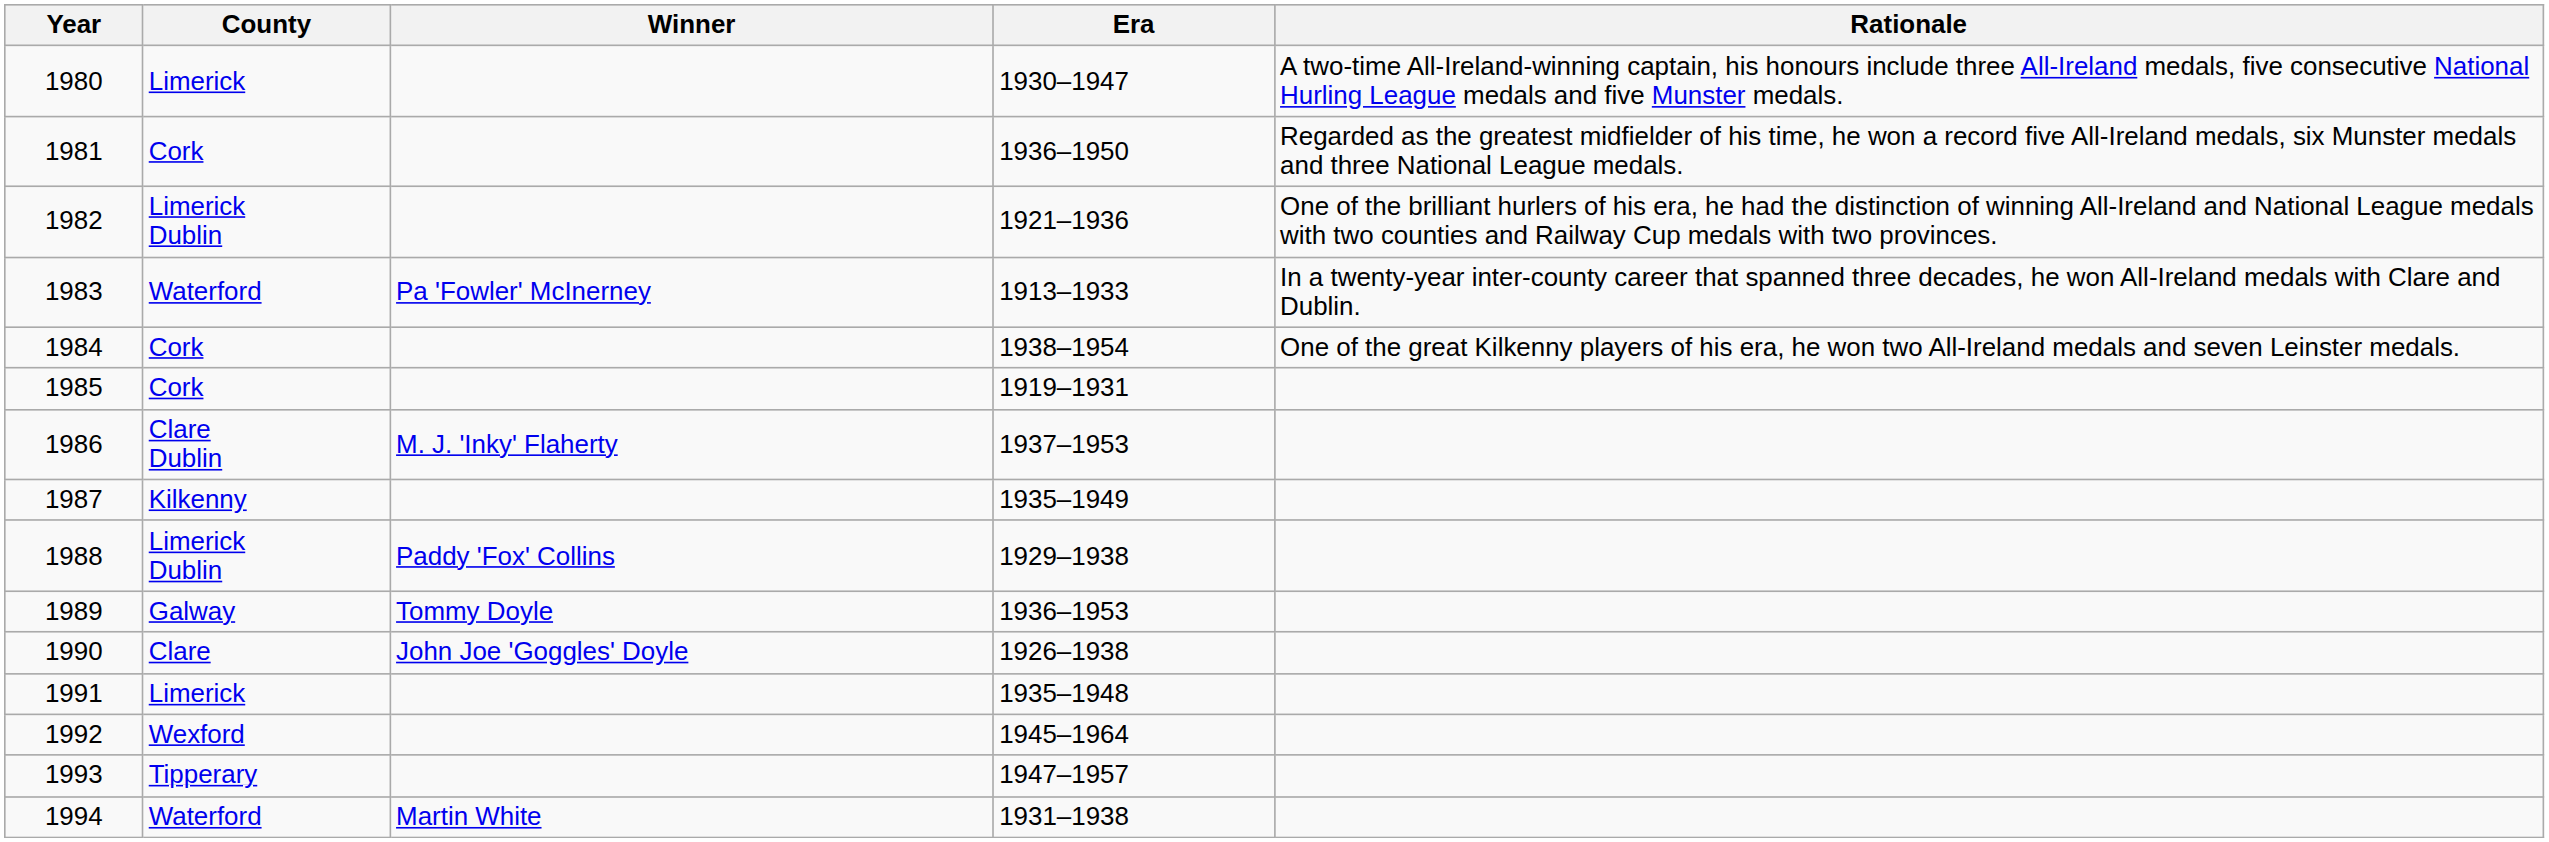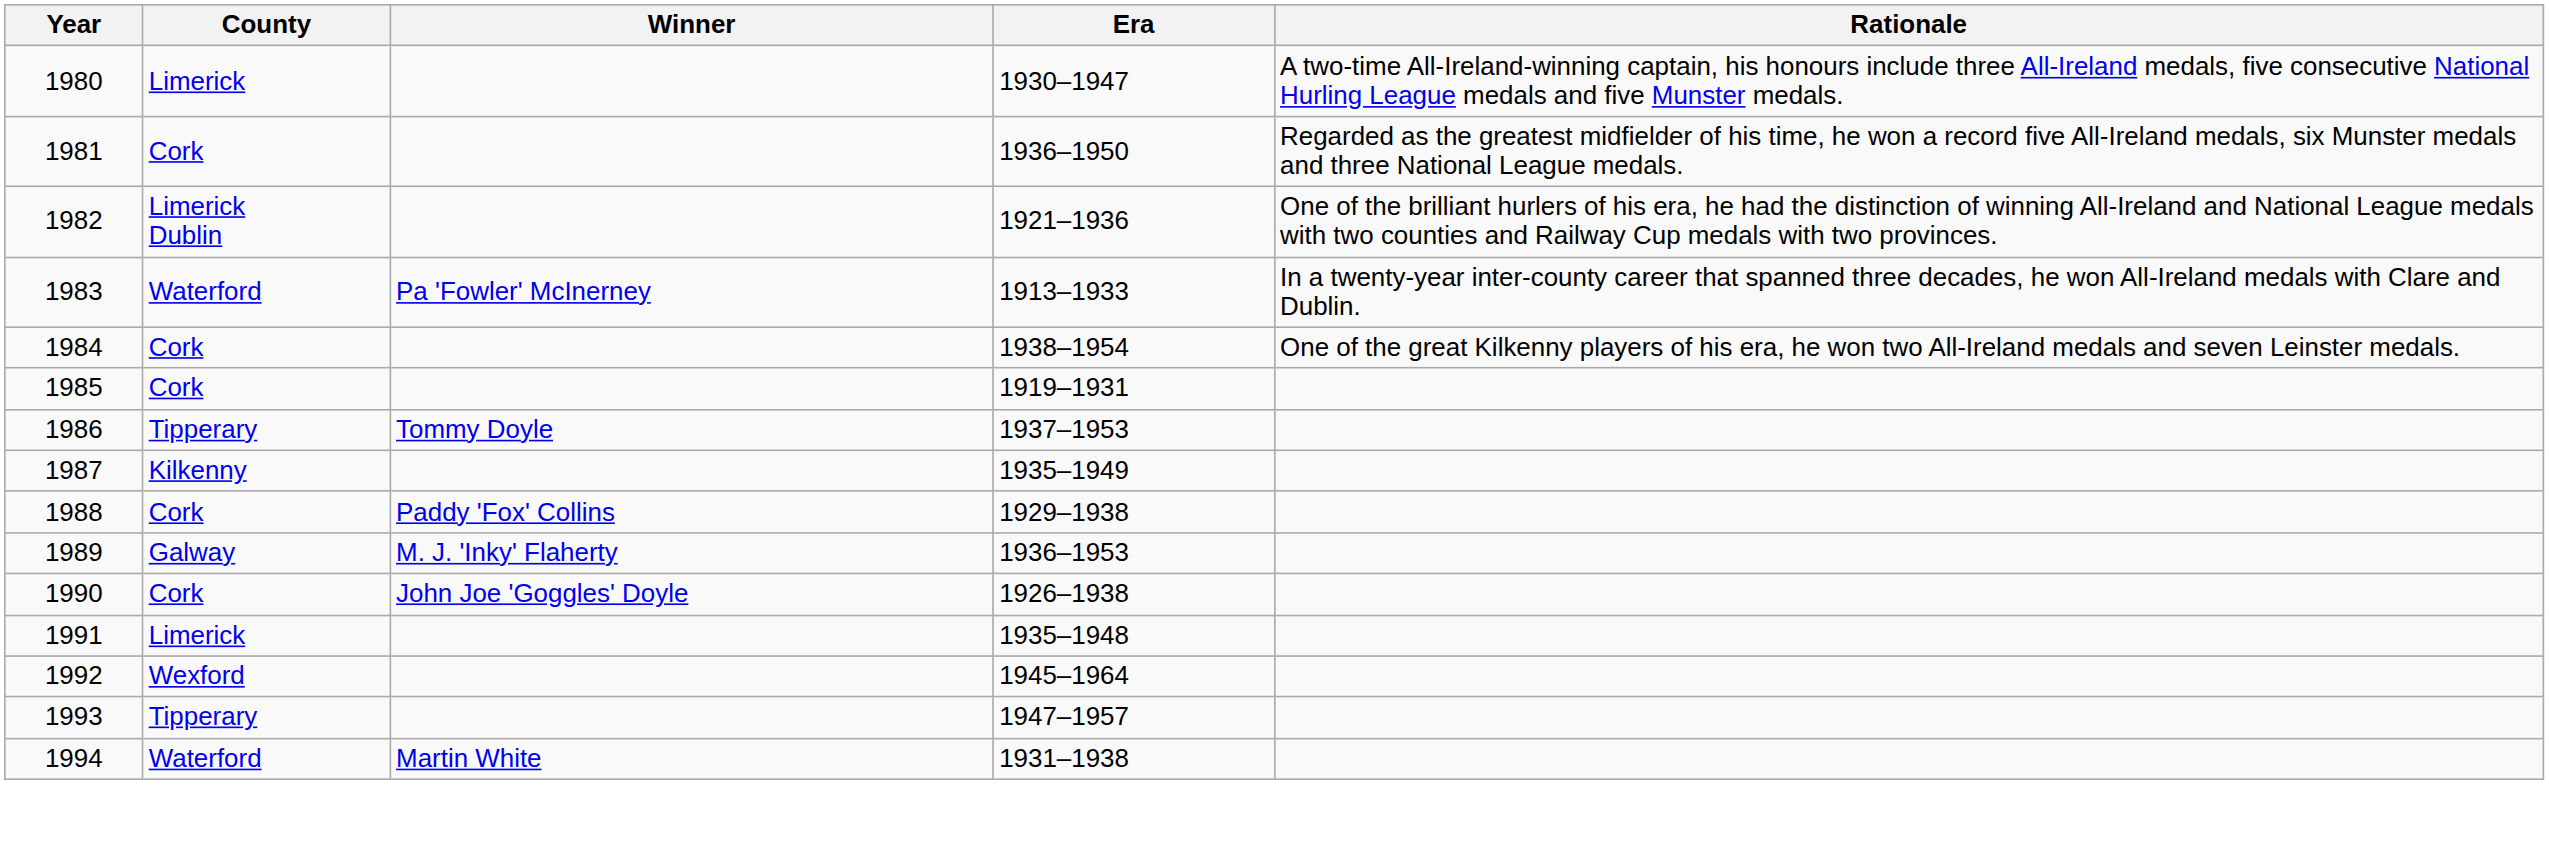(185, 444) Clare Dublin -> (203, 429) Tipperary
(507, 444) M. J. 'Inky' Flaherty -> (475, 429) Tommy Doyle
(197, 555) Limerick Dublin -> (176, 511) Cork
(475, 611) Tommy Doyle -> (507, 552) M. J. 'Inky' Flaherty
(180, 652) Clare -> (176, 593) Cork
